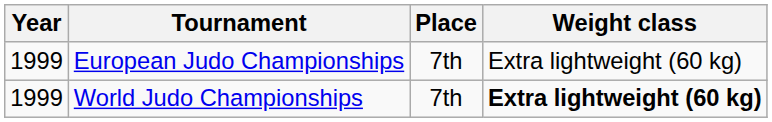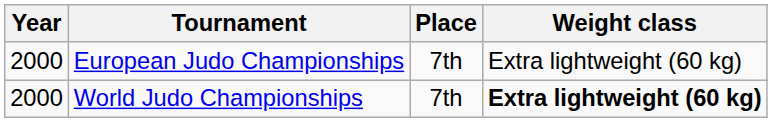(37, 60) 1999 -> (37, 60) 2000
(37, 98) 1999 -> (37, 98) 2000
